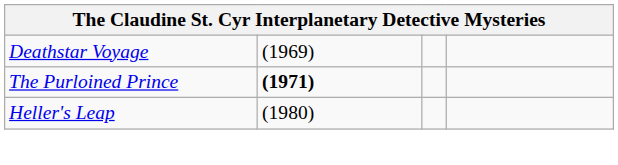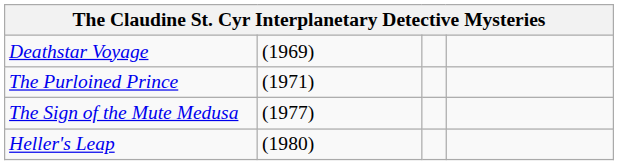(288, 81) bold -> (288, 81) normal
+ row: (124, 112)
